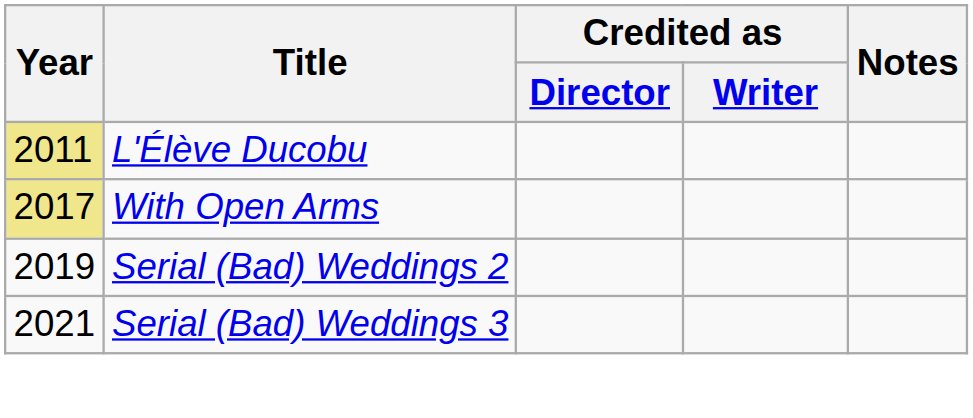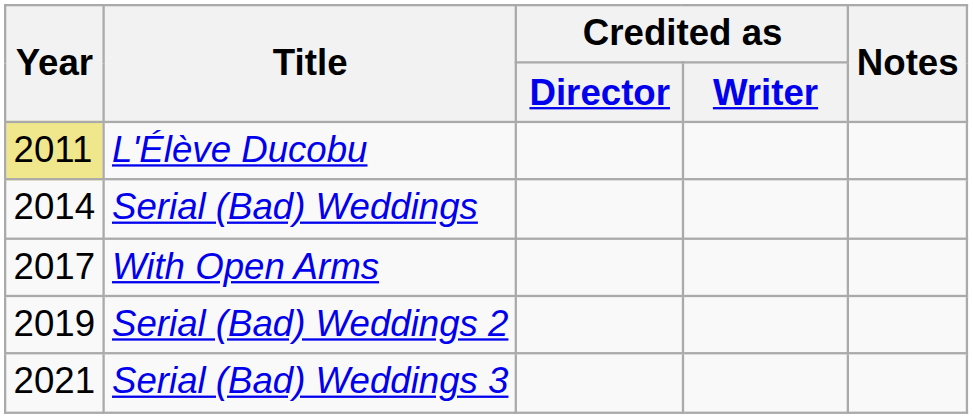+ row: (295, 207)
(54, 207) khaki background -> (54, 265) no background
